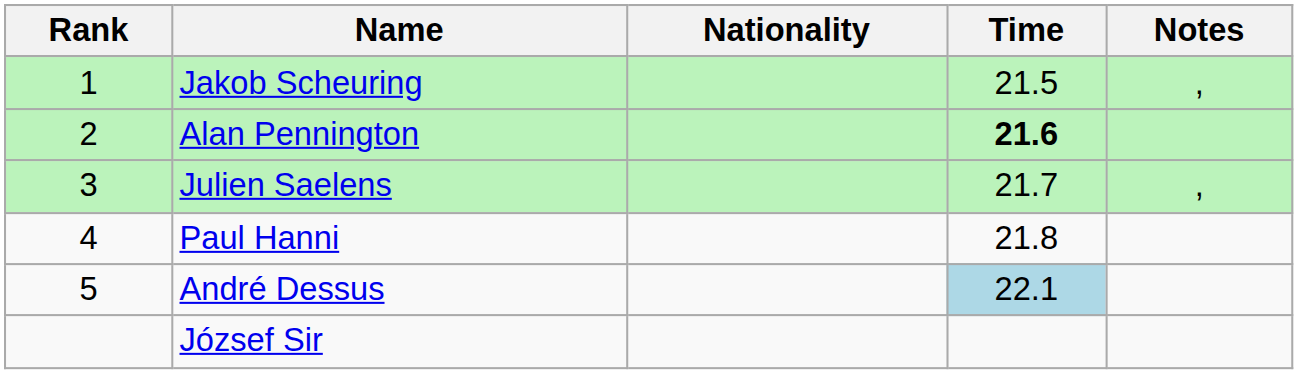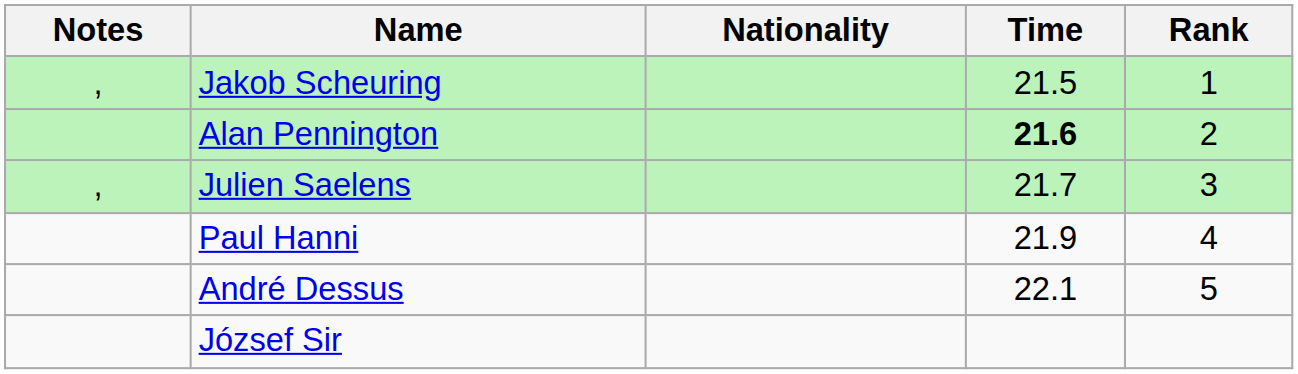columns swapped: (89, 30) <-> (1199, 30)
(1026, 237) 21.8 -> (1045, 237) 21.9
(1026, 289) lightblue background -> (1045, 289) no background
